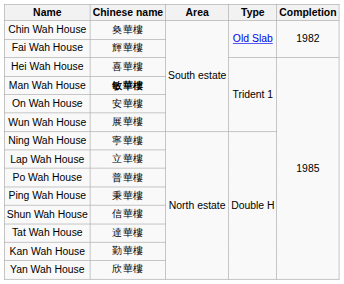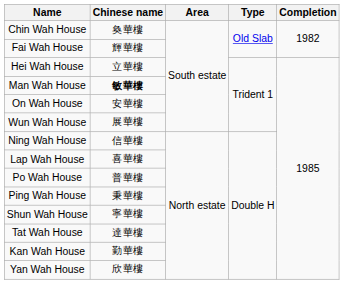(128, 66) 喜華樓 -> (128, 66) 立華樓
(128, 140) 寧華樓 -> (128, 140) 信華樓
(128, 158) 立華樓 -> (128, 158) 喜華樓
(128, 214) 信華樓 -> (128, 214) 寧華樓
